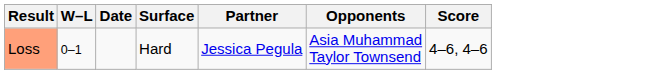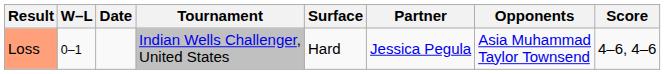+ column: (220, 16)
